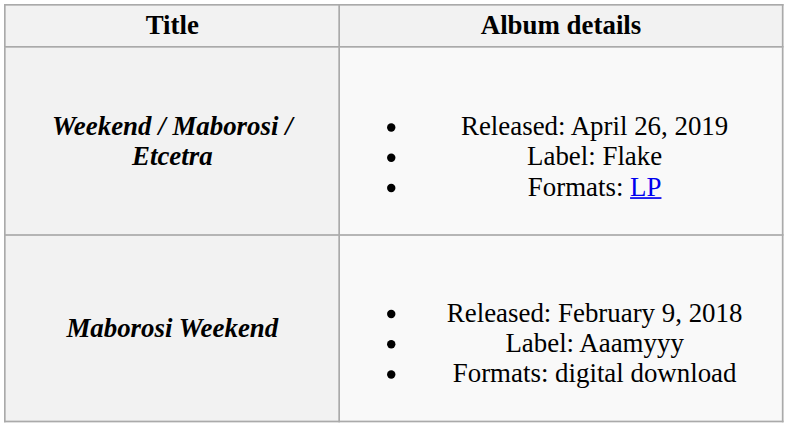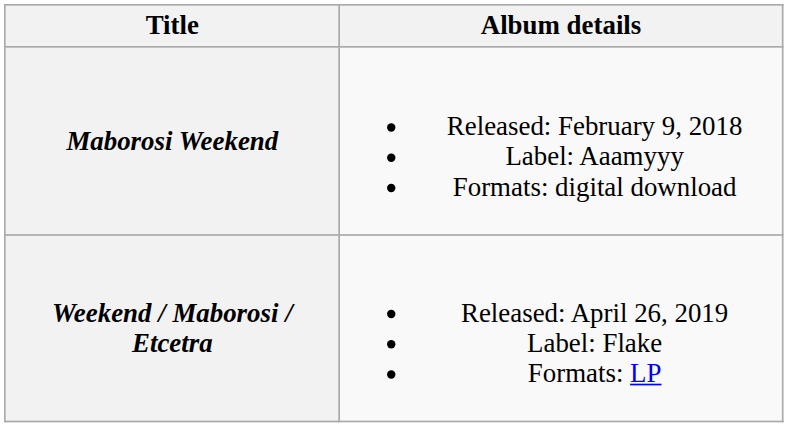rows swapped: (172, 327) <-> (172, 140)
